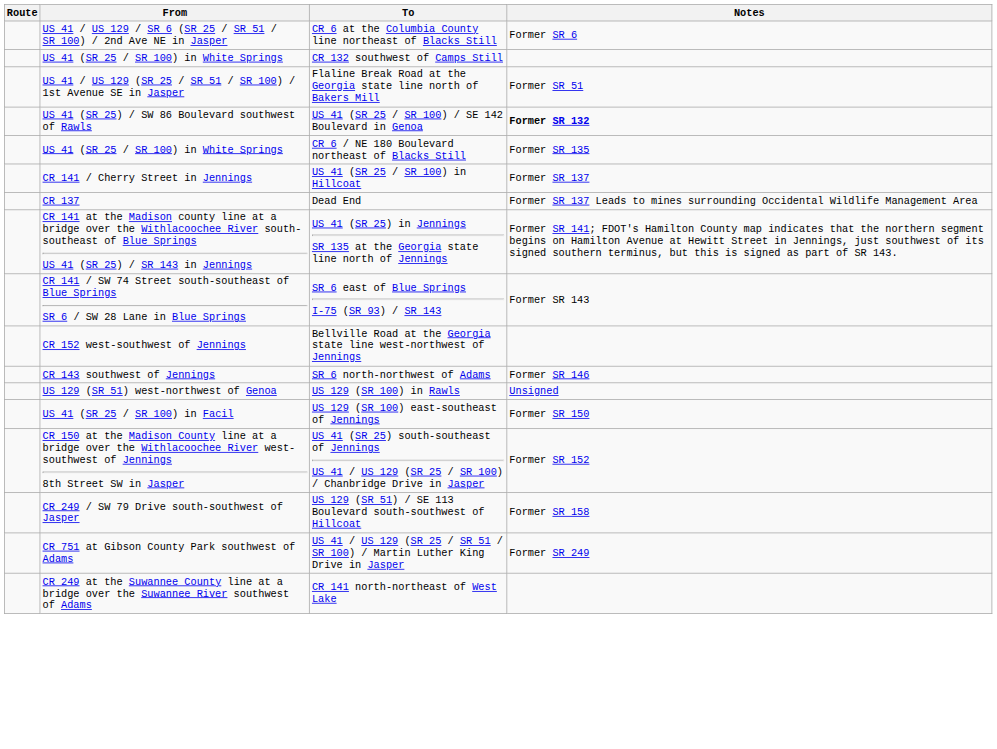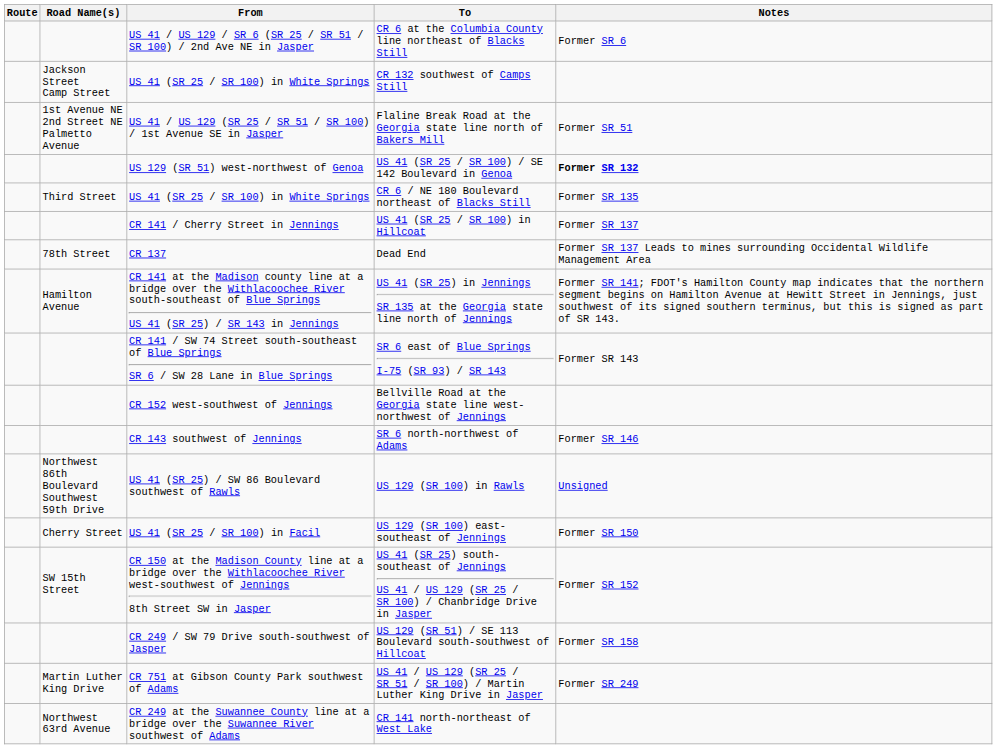+ column: (83, 13)
(169, 121) US 41 (SR 25) / SW 86 Boulevard southwest of Rawls -> (246, 169) US 129 (SR 51) west-northwest of Genoa
(160, 391) US 129 (SR 51) west-northwest of Genoa -> (225, 486) US 41 (SR 25) / SW 86 Boulevard southwest of Rawls
